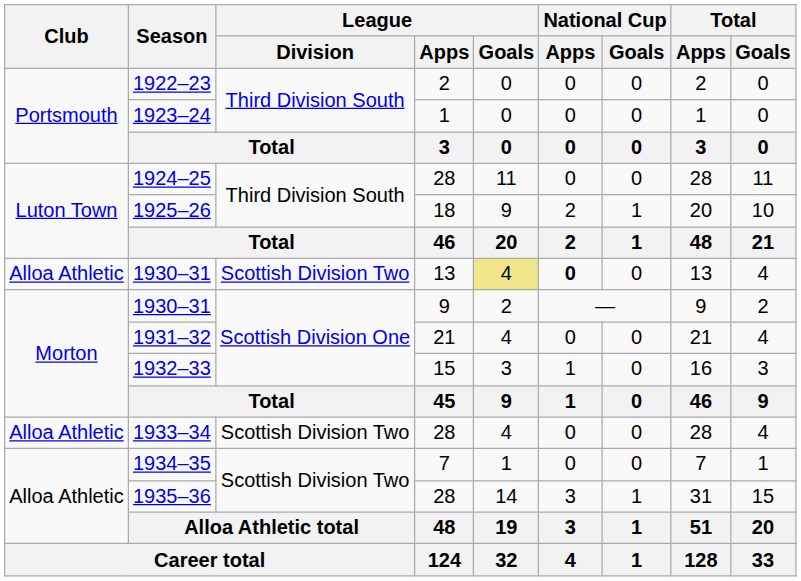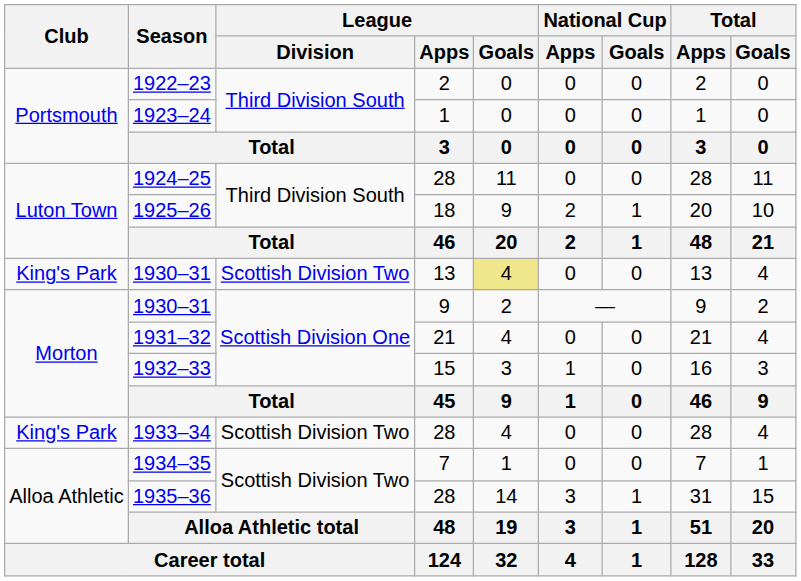(66, 274) Alloa Athletic -> (66, 274) King's Park
(570, 274) bold -> (570, 274) normal
(66, 432) Alloa Athletic -> (66, 432) King's Park
